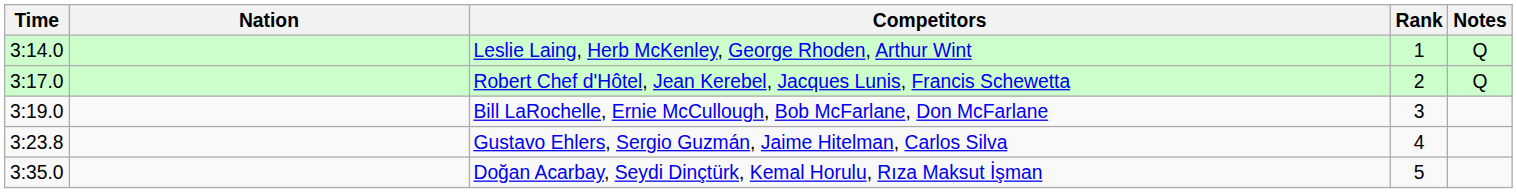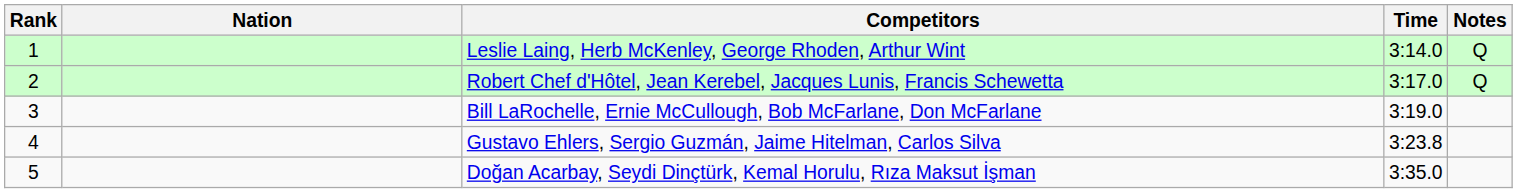columns swapped: (1419, 20) <-> (37, 20)
